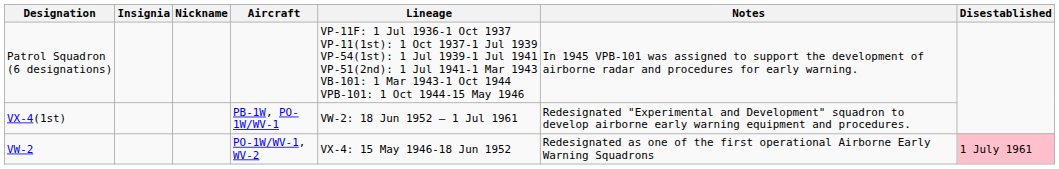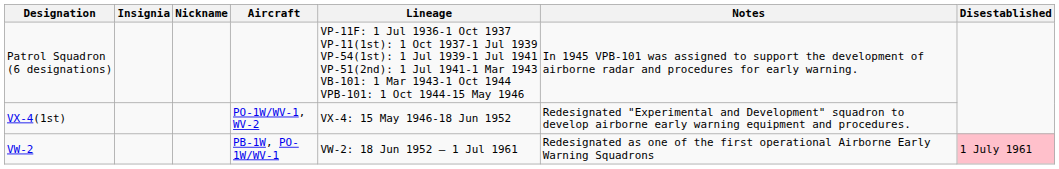(266, 118) PB-1W, PO-1W/WV-1 -> (269, 118) PO-1W/WV-1, WV-2
(419, 118) VW-2: 18 Jun 1952 – 1 Jul 1961 -> (416, 118) VX-4: 15 May 1946-18 Jun 1952
(269, 149) PO-1W/WV-1, WV-2 -> (266, 149) PB-1W, PO-1W/WV-1
(416, 149) VX-4: 15 May 1946-18 Jun 1952 -> (419, 149) VW-2: 18 Jun 1952 – 1 Jul 1961
